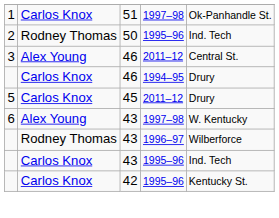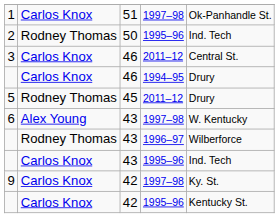(54, 56) Alex Young -> (57, 56) Carlos Knox
(57, 98) Carlos Knox -> (69, 98) Rodney Thomas
+ row: (11, 181)
